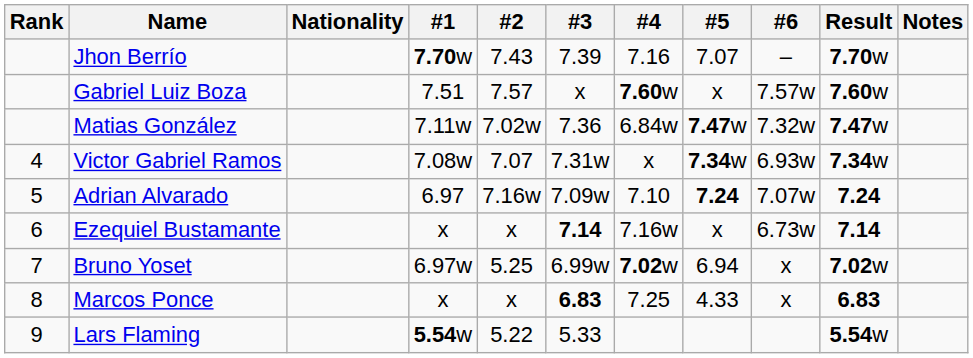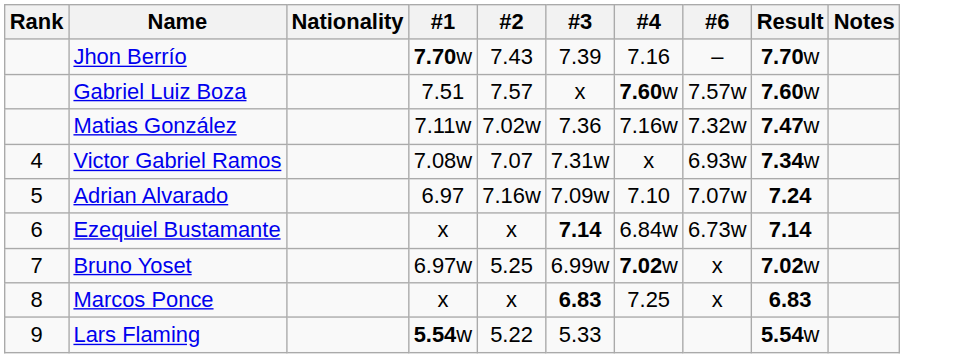- column: (717, 21)
(649, 126) 6.84w -> (649, 126) 7.16w
(649, 230) 7.16w -> (649, 230) 6.84w
